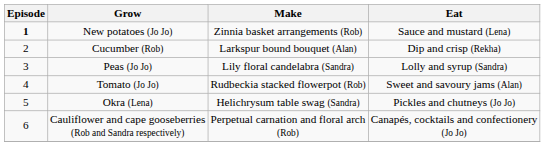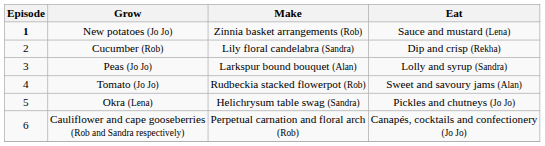(288, 48) Larkspur bound bouquet (Alan) -> (288, 48) Lily floral candelabra (Sandra)
(288, 66) Lily floral candelabra (Sandra) -> (288, 66) Larkspur bound bouquet (Alan)
